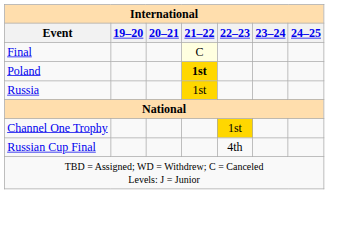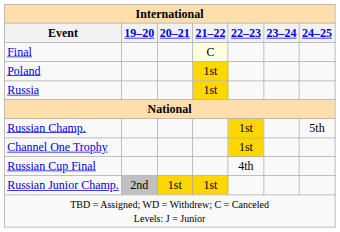(199, 71) bold -> (210, 71) normal
+ row: (46, 128)
+ row: (63, 185)
